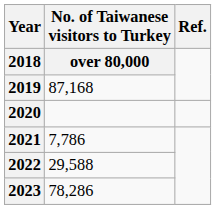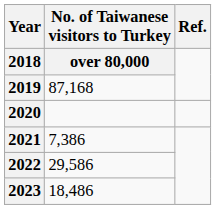(67, 139) 7,786 -> (67, 139) 7,386
(71, 165) 29,588 -> (71, 165) 29,586
(71, 191) 78,286 -> (71, 191) 18,486
